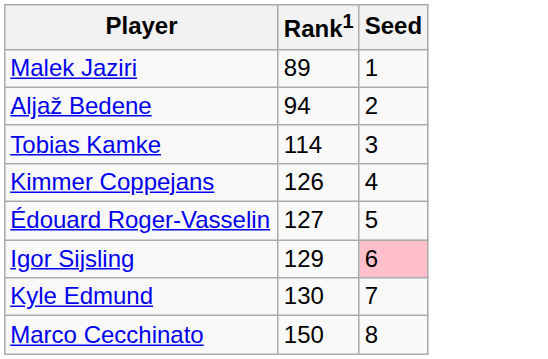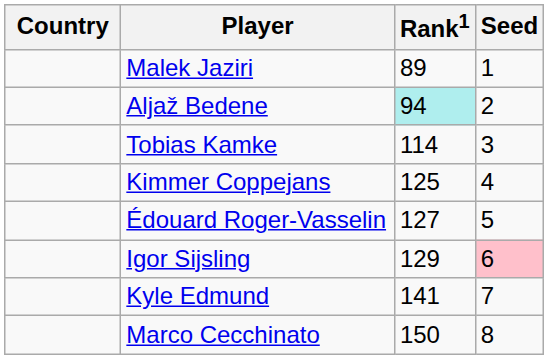+ column: (63, 26)
(297, 106) no background -> (413, 106) paleturquoise background
(304, 182) 126 -> (420, 182) 125
(304, 296) 130 -> (420, 296) 141
